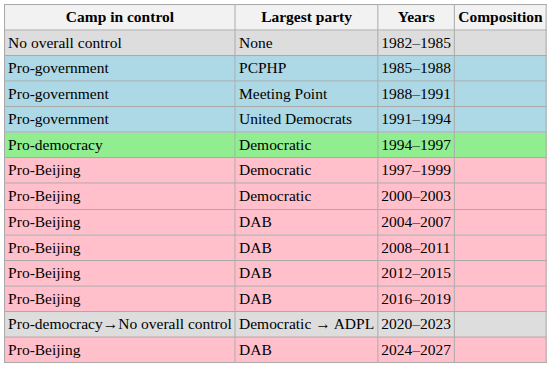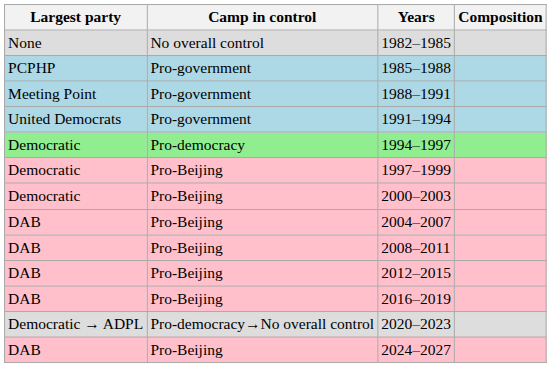columns swapped: (120, 17) <-> (307, 17)
